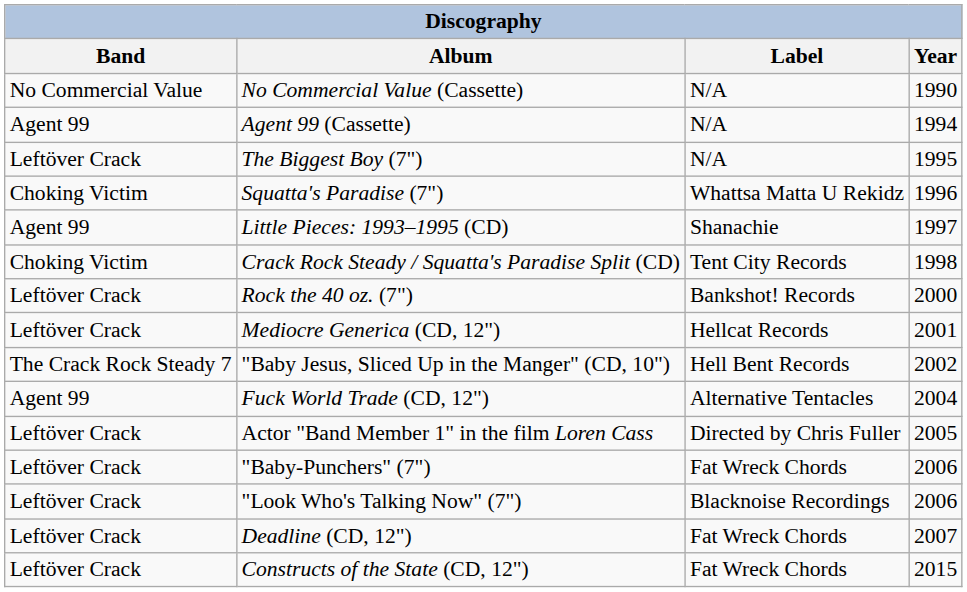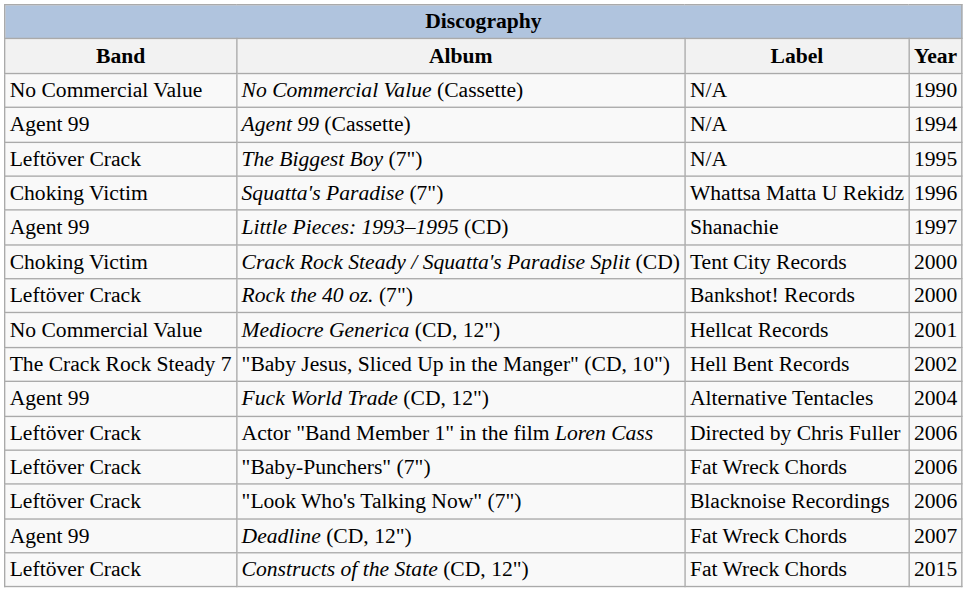(936, 261) 1998 -> (936, 261) 2000
(75, 329) Leftöver Crack -> (106, 329) No Commercial Value
(936, 432) 2005 -> (936, 432) 2006
(75, 535) Leftöver Crack -> (50, 535) Agent 99
